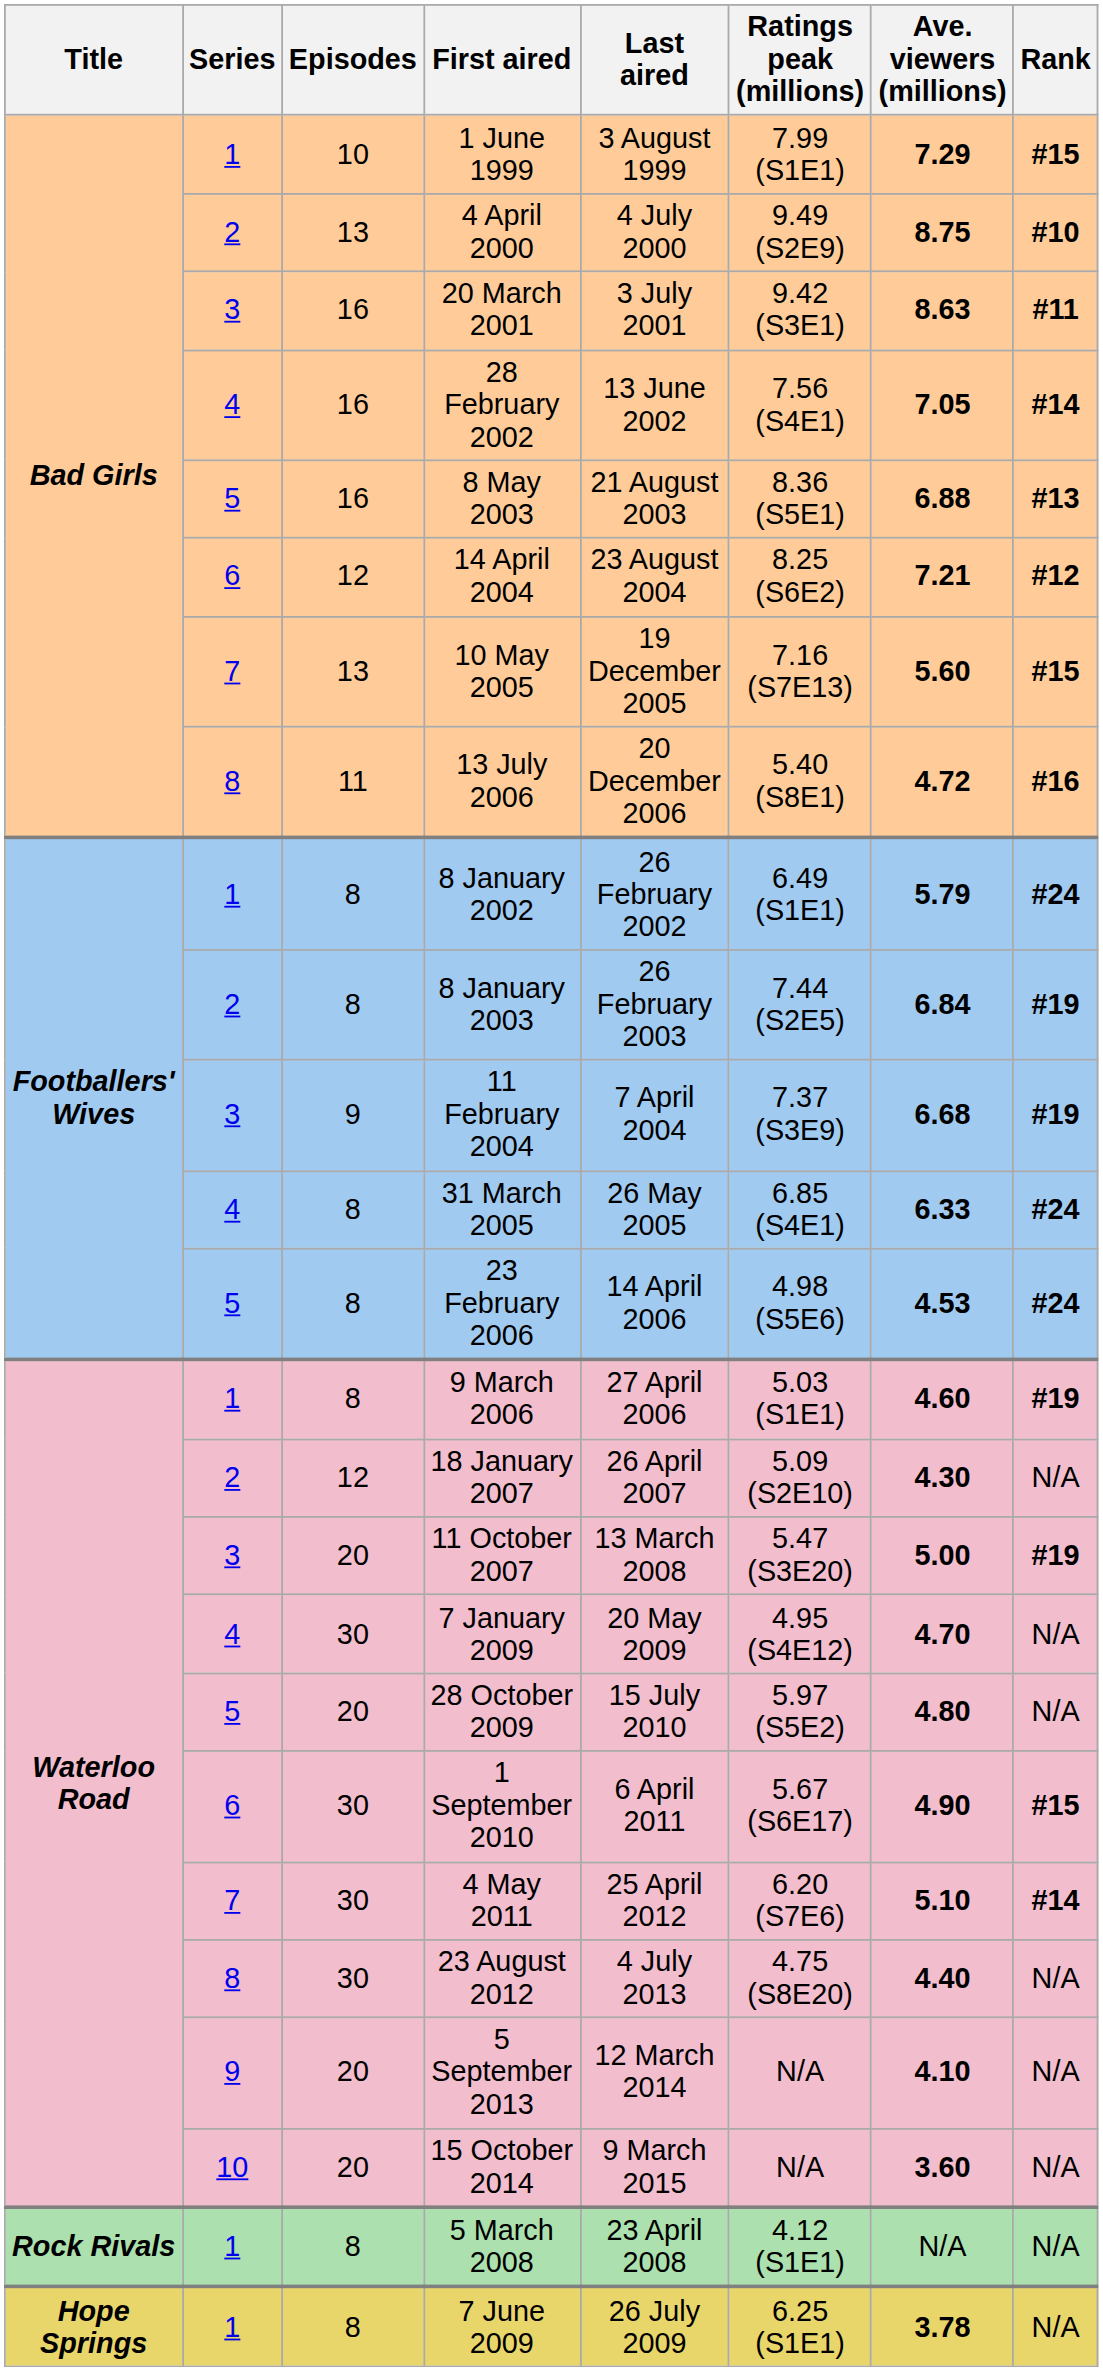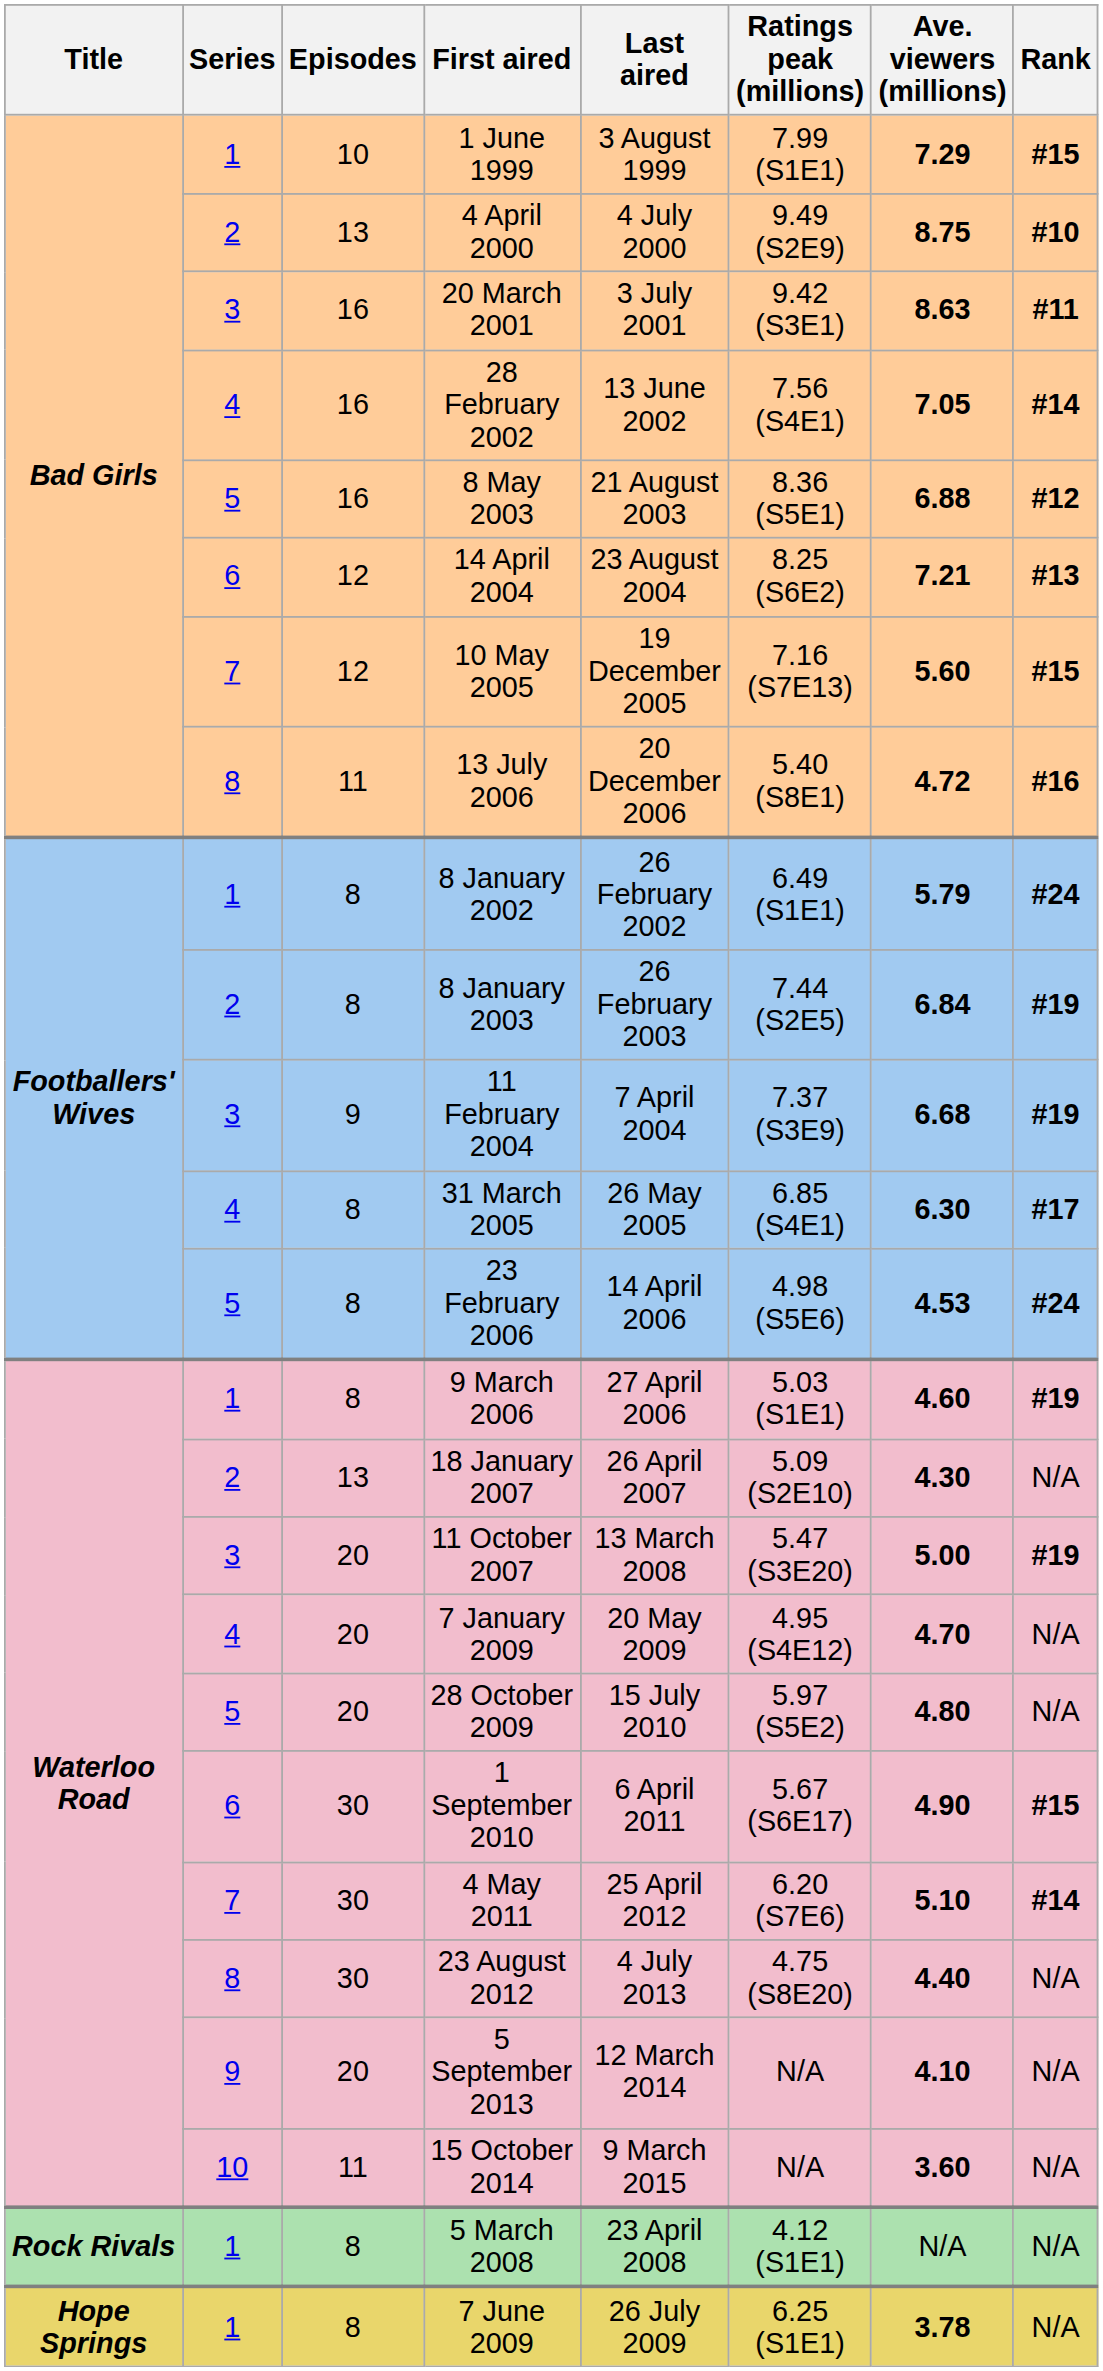(1056, 498) #13 -> (1056, 498) #12
(1056, 576) #12 -> (1056, 576) #13
(353, 671) 13 -> (353, 671) 12
(943, 1209) 6.33 -> (943, 1209) 6.30
(1056, 1209) #24 -> (1056, 1209) #17
(353, 1477) 12 -> (353, 1477) 13
(353, 1633) 30 -> (353, 1633) 20
(353, 2166) 20 -> (353, 2166) 11
